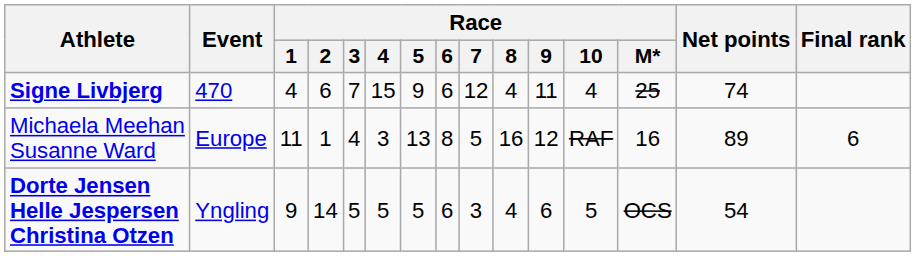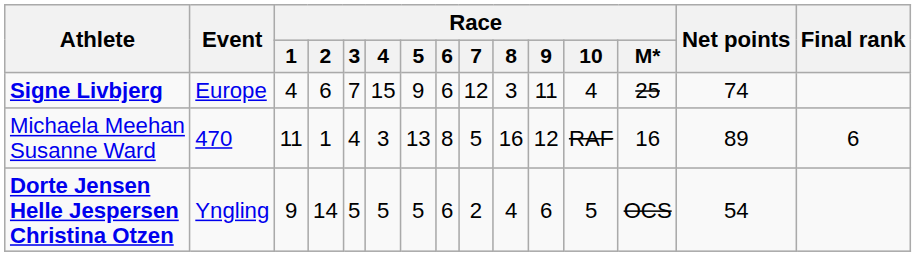(214, 91) 470 -> (231, 91) Europe
(511, 91) 4 -> (511, 91) 3
(231, 138) Europe -> (214, 138) 470
(476, 210) 3 -> (476, 210) 2
